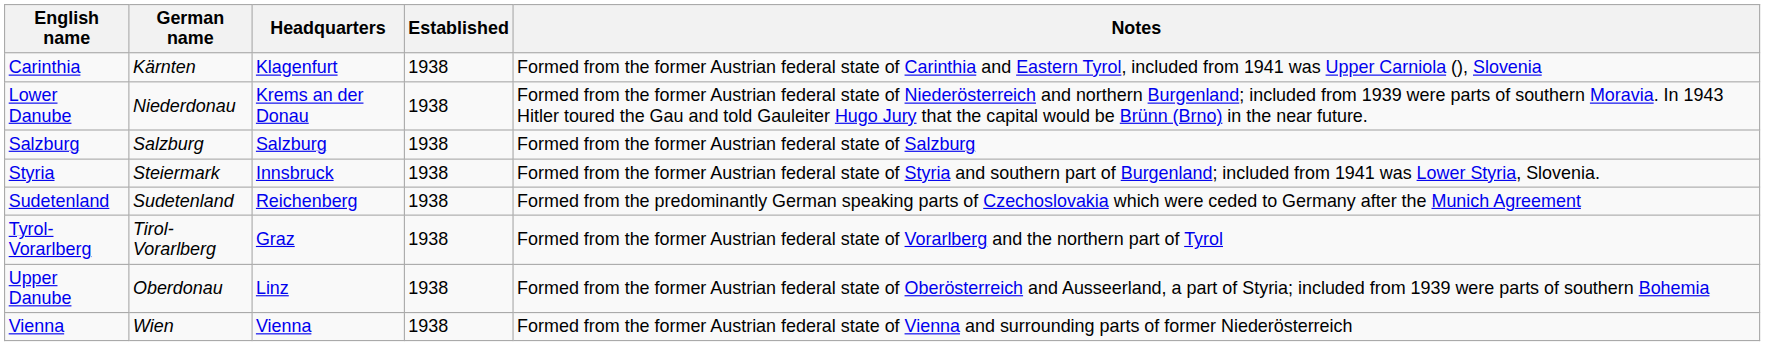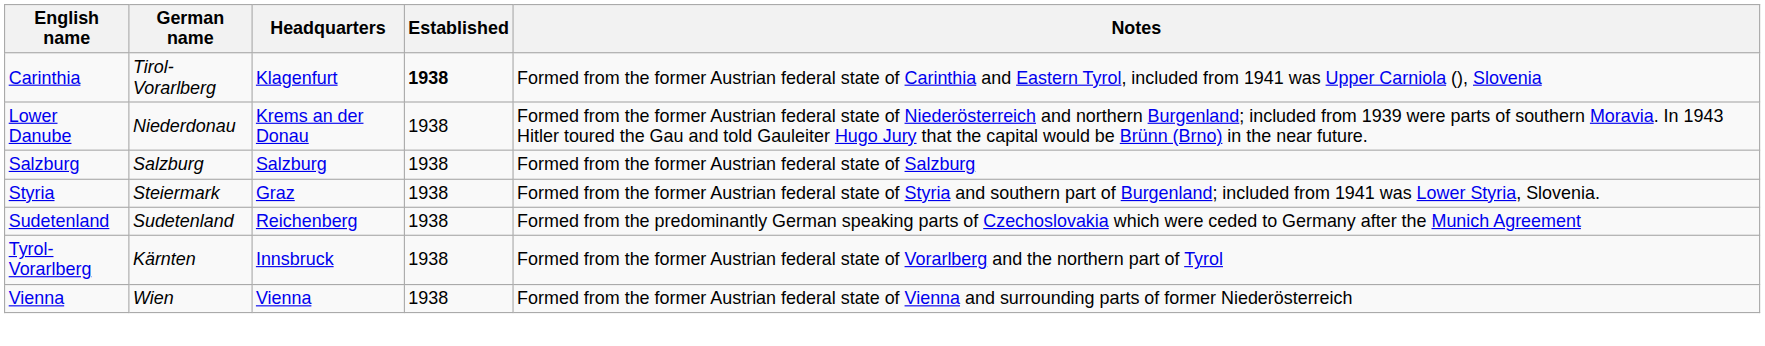(164, 67) Kärnten -> (174, 77) Tirol-Vorarlberg
(428, 67) normal -> (428, 77) bold
(295, 172) Innsbruck -> (275, 192) Graz
(174, 239) Tirol-Vorarlberg -> (164, 259) Kärnten
(275, 239) Graz -> (295, 259) Innsbruck
- row: (40, 288)
